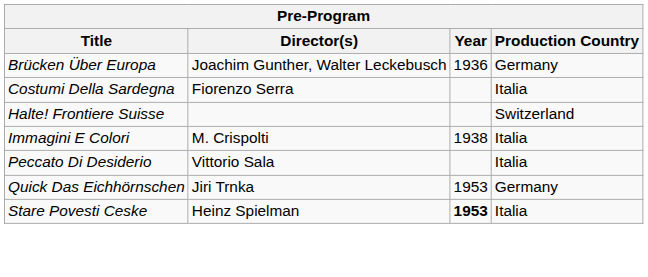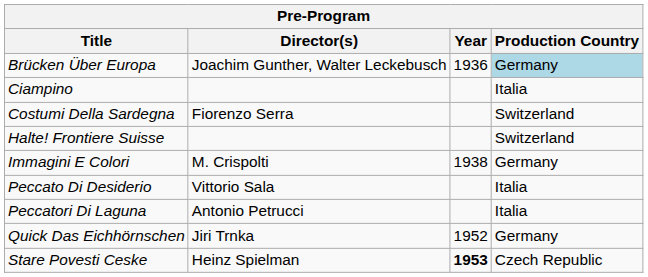(526, 65) no background -> (526, 65) lightblue background
+ row: (40, 89)
(511, 89) Italia -> (535, 114) Switzerland
(511, 138) Italia -> (526, 162) Germany
+ row: (77, 211)
(471, 187) 1953 -> (471, 235) 1952
(511, 211) Italia -> (549, 260) Czech Republic
